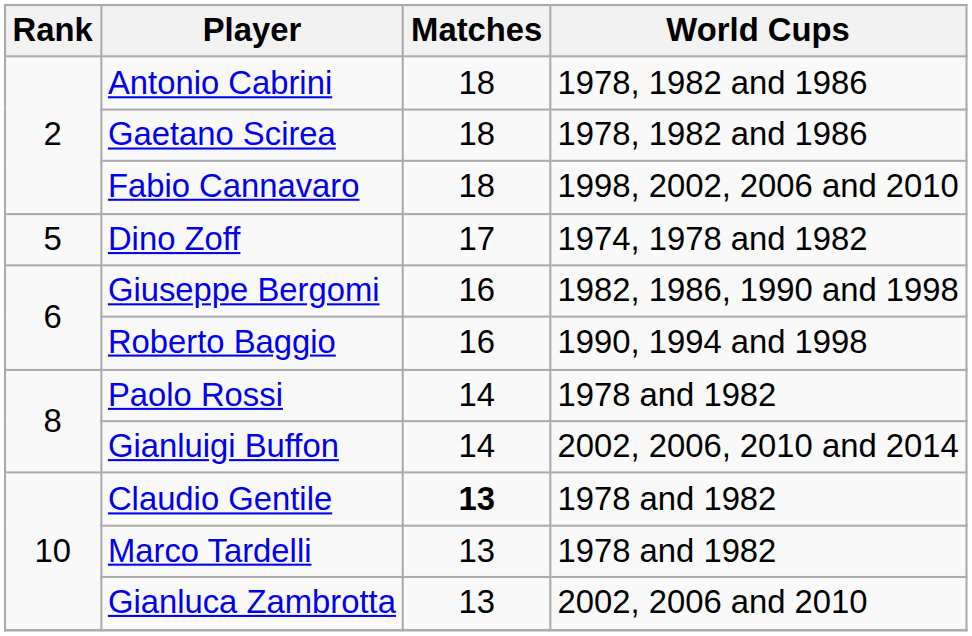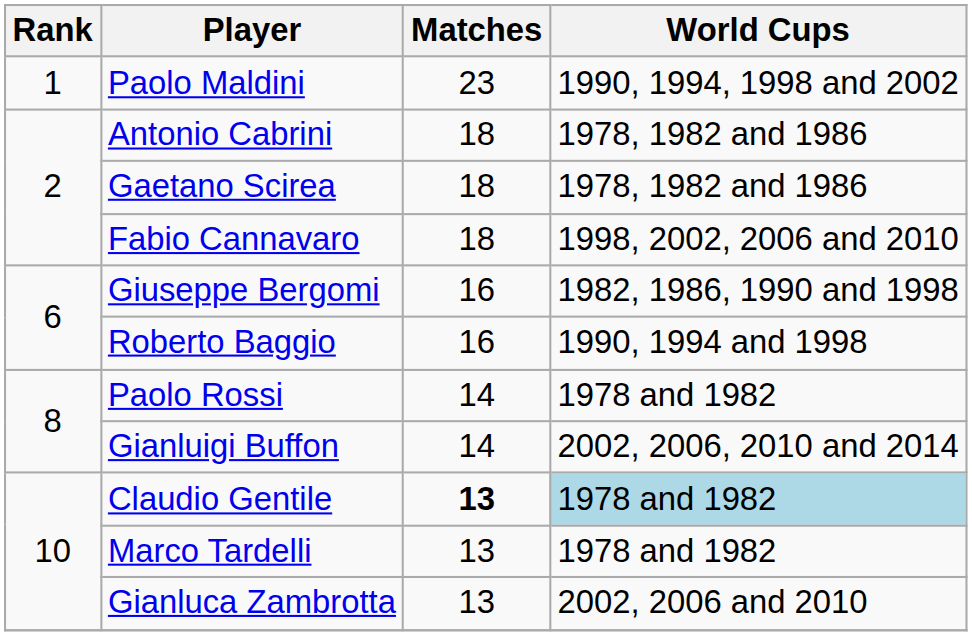+ row: (206, 82)
- row: (174, 238)
(667, 498) no background -> (667, 498) lightblue background
